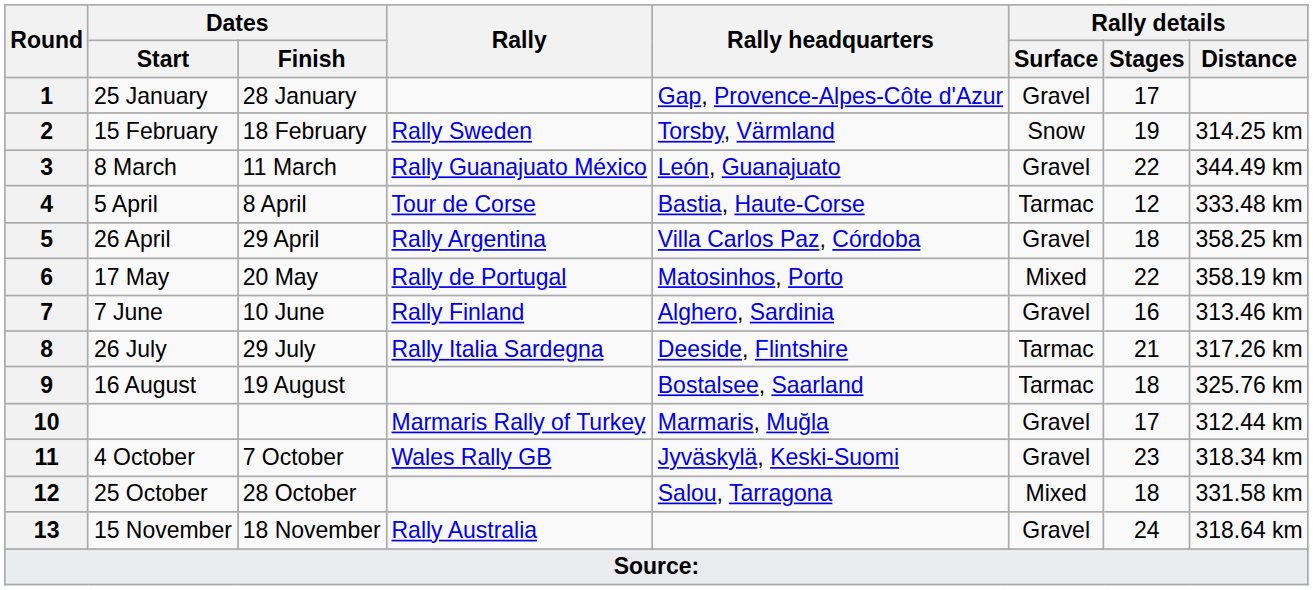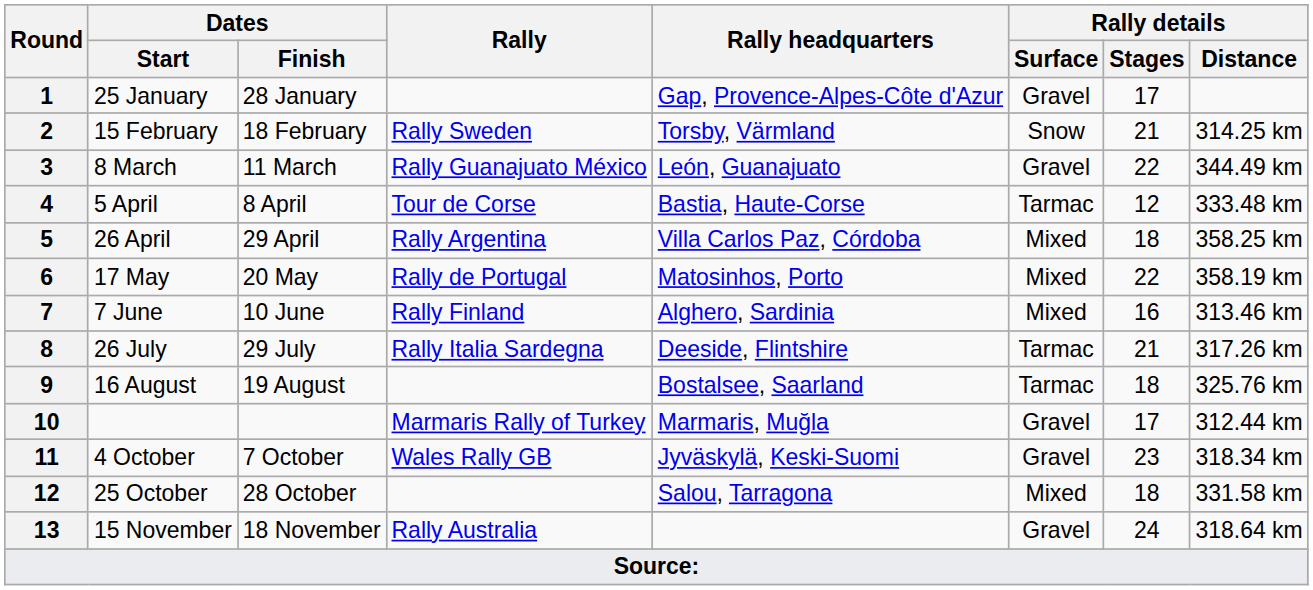(1147, 131) 19 -> (1147, 131) 21
(1056, 240) Gravel -> (1056, 240) Mixed
(1056, 312) Gravel -> (1056, 312) Mixed
